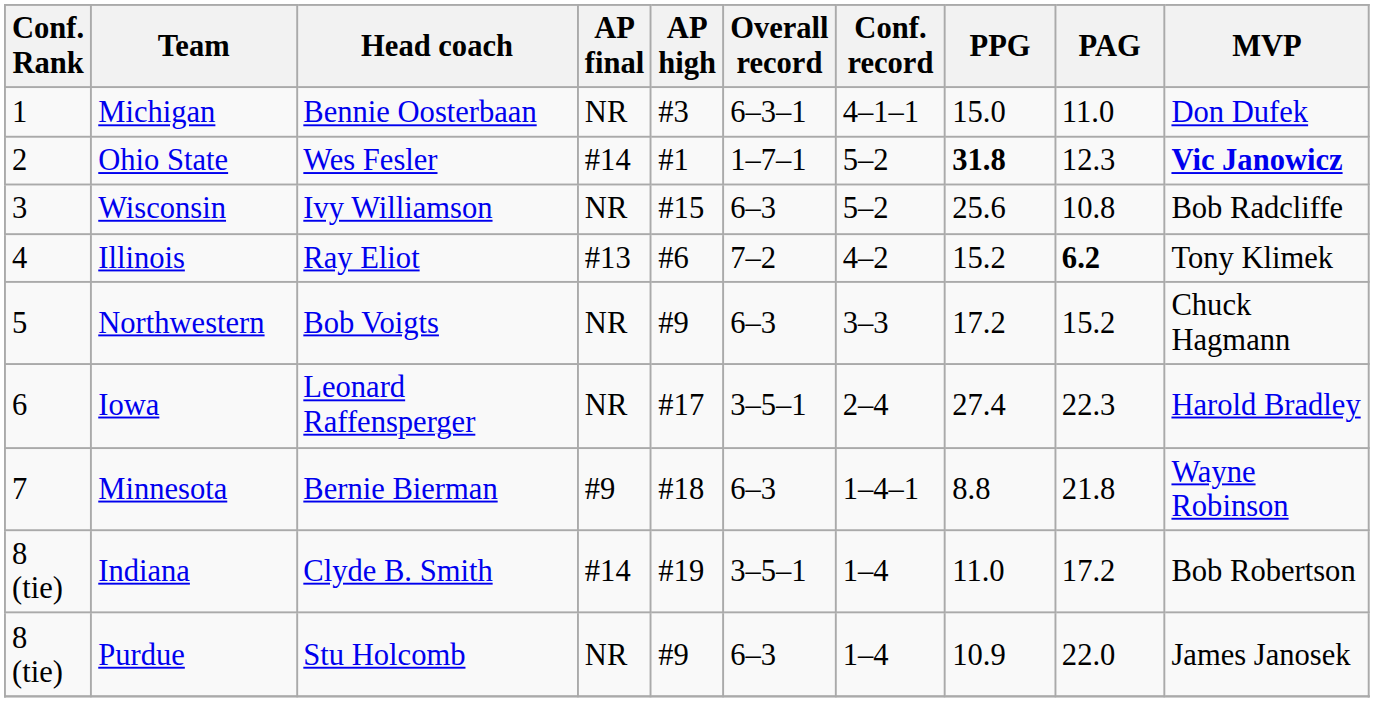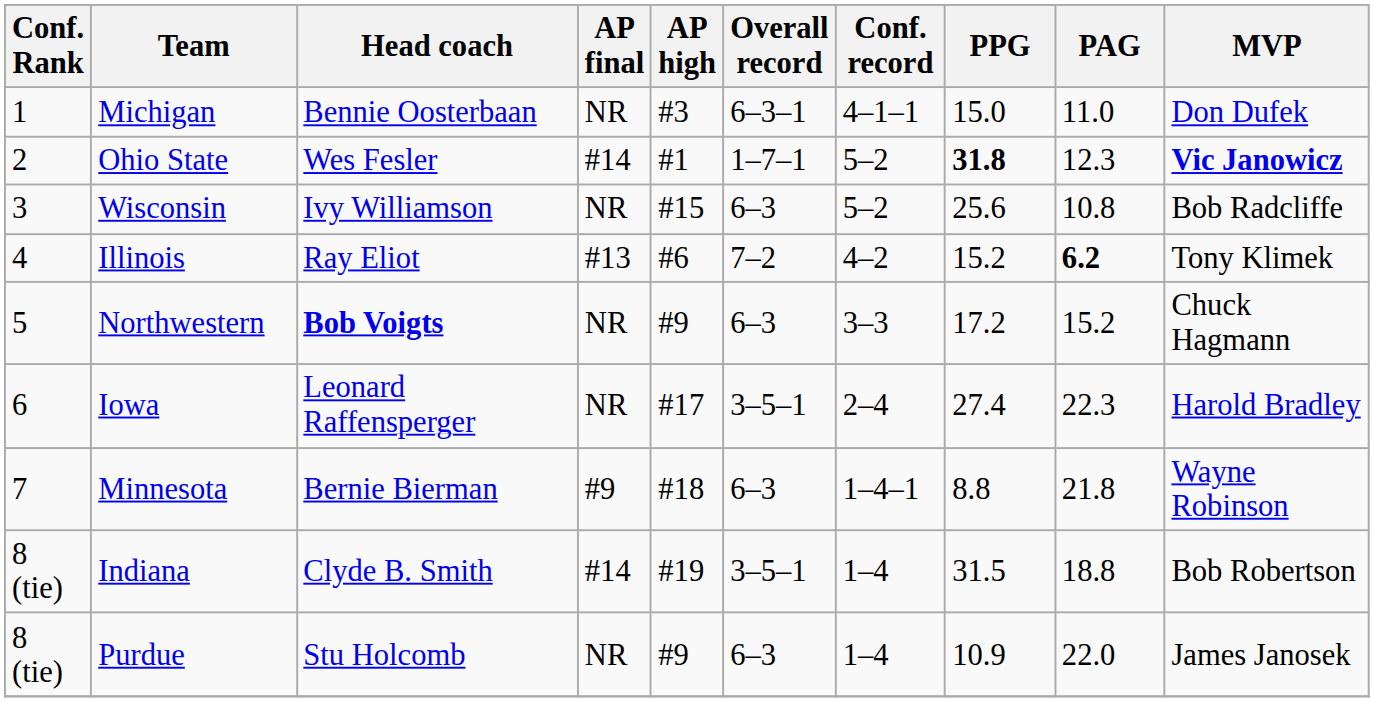(371, 322) normal -> (373, 322) bold
(978, 571) 11.0 -> (979, 571) 31.5
(1089, 571) 17.2 -> (1089, 571) 18.8
